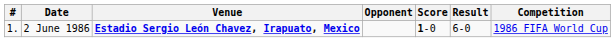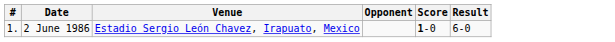- column: (551, 13)
(227, 29) bold -> (227, 29) normal
